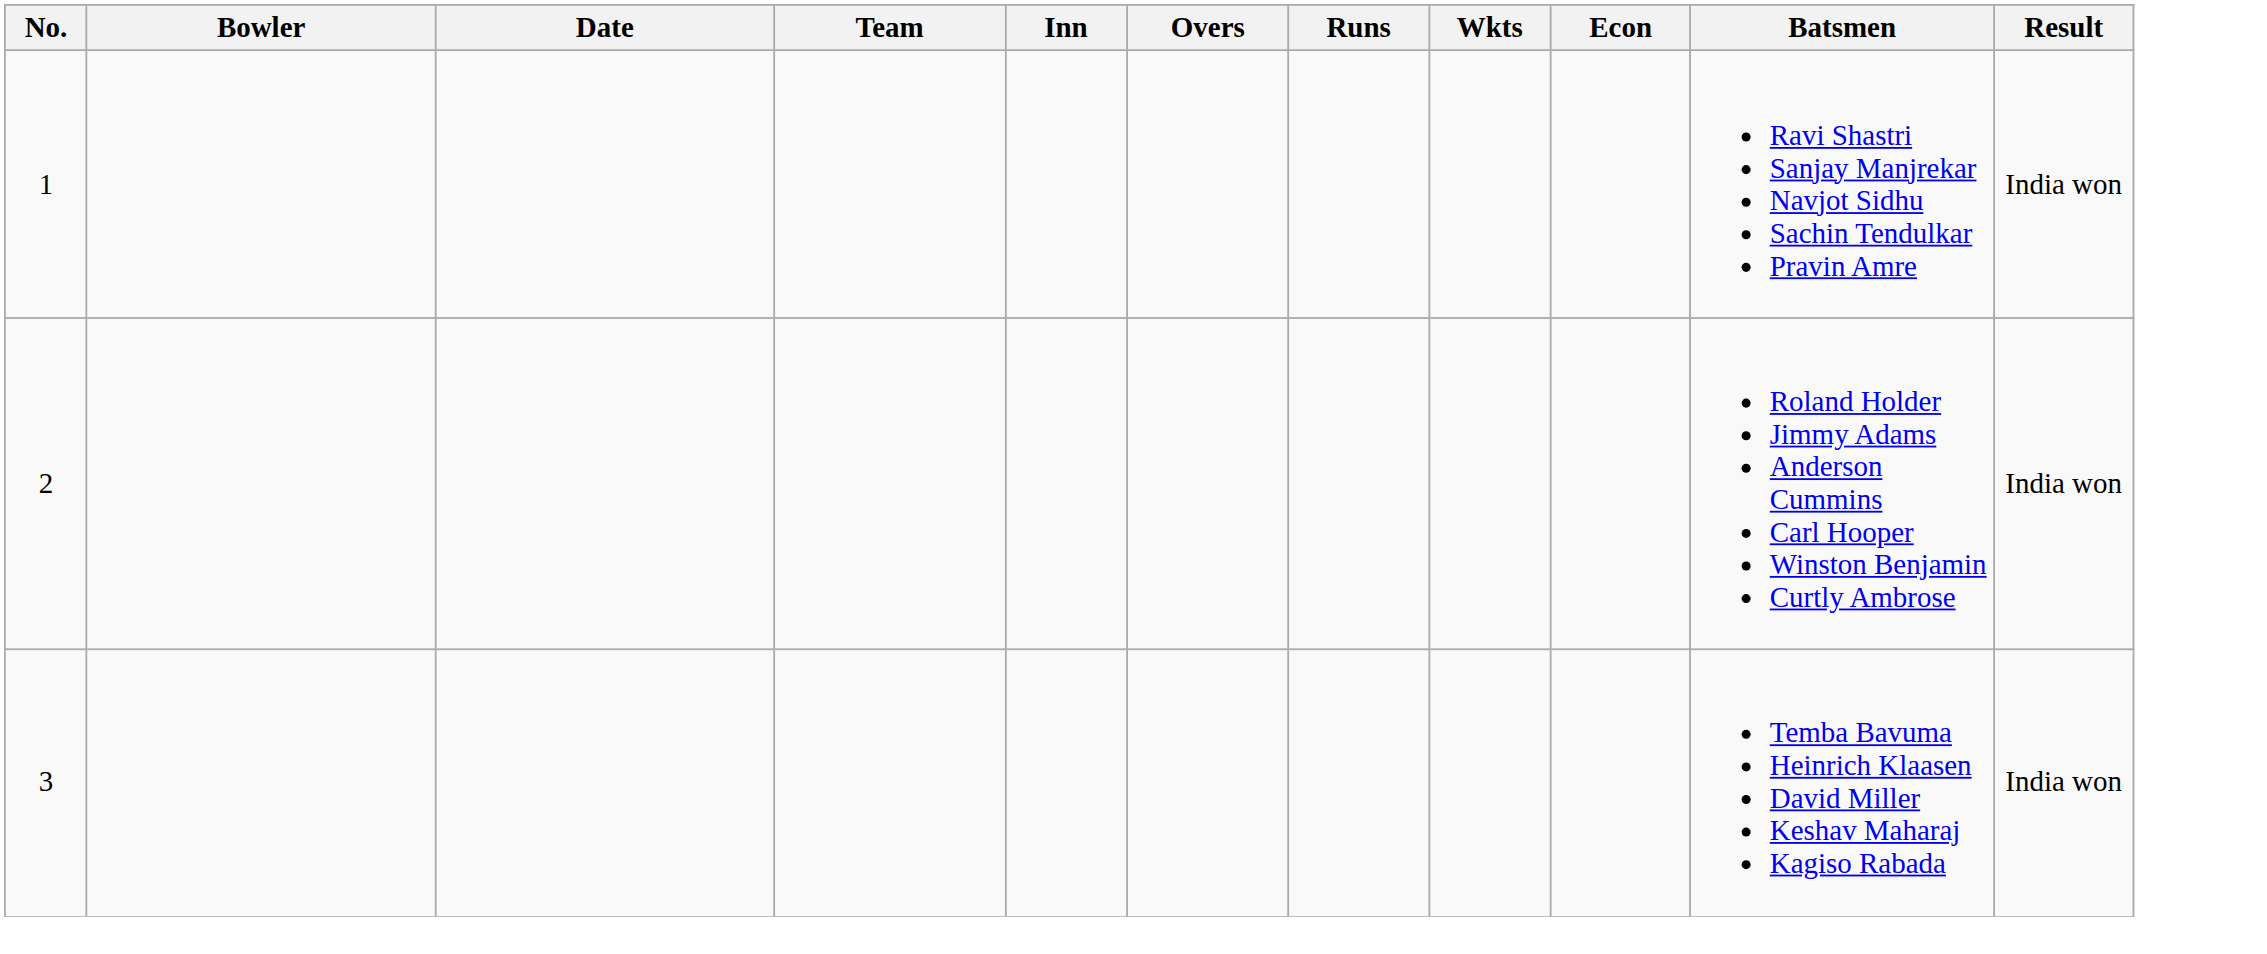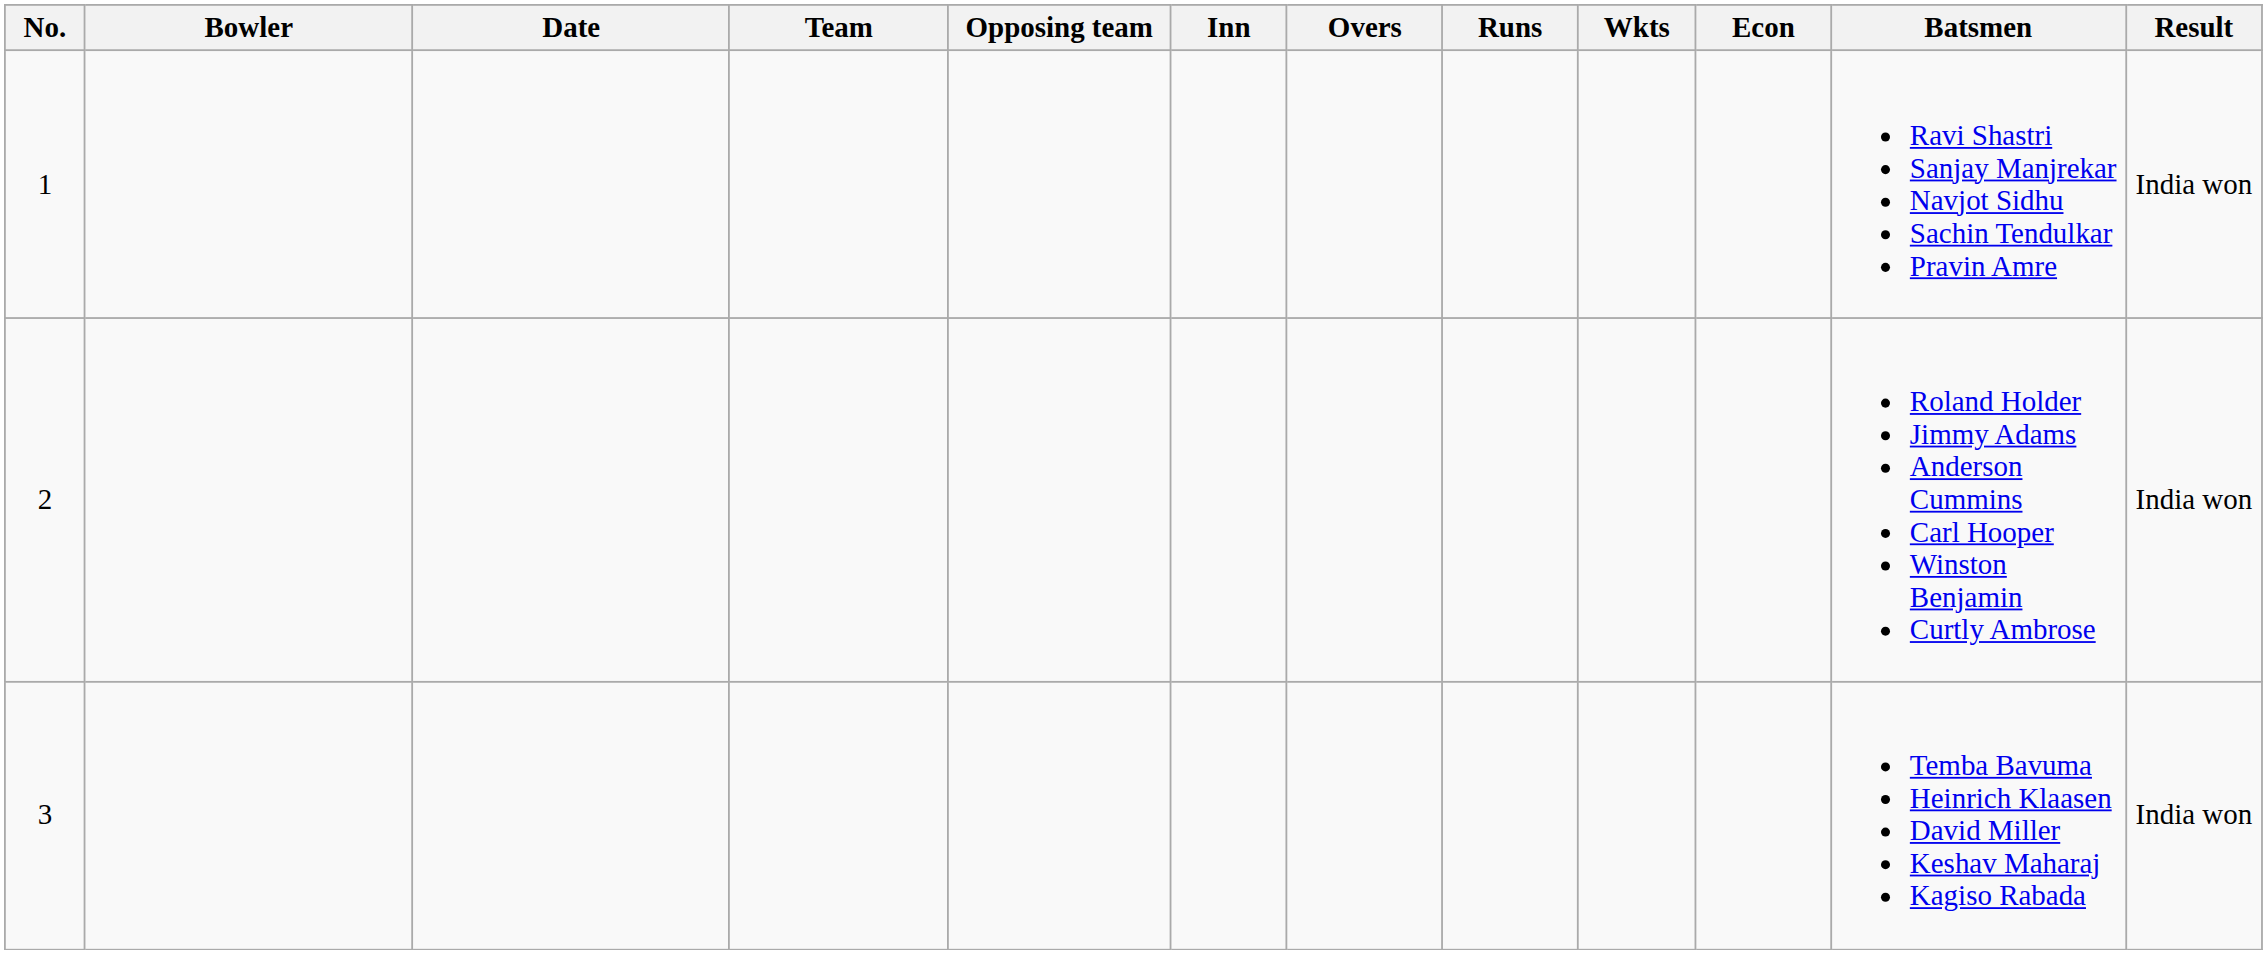+ column: (1059, 27)
